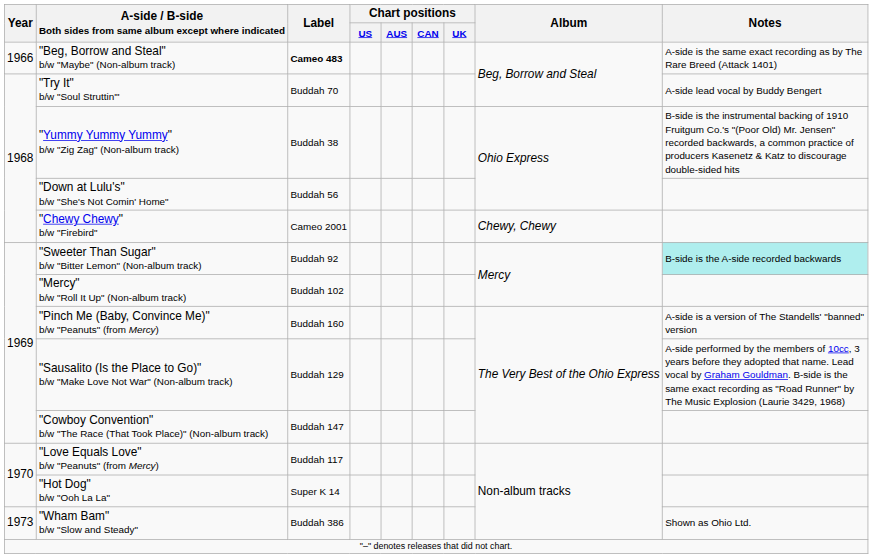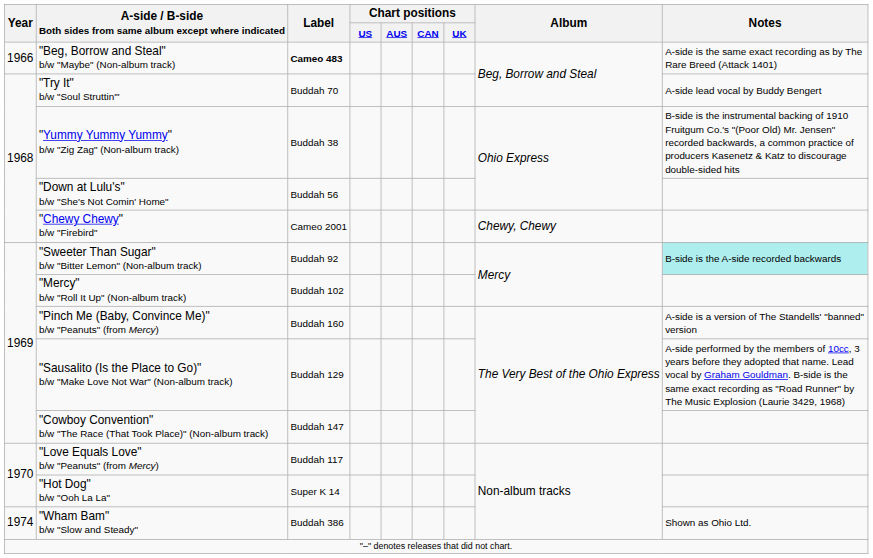(20, 523) 1973 -> (20, 523) 1974
